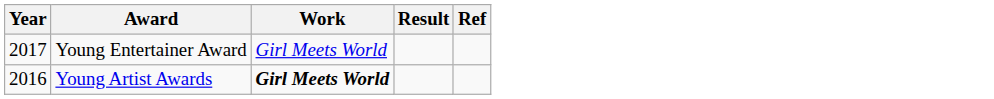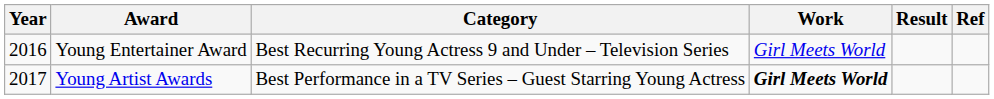+ column: (500, 19)
(28, 49) 2017 -> (28, 49) 2016
(28, 79) 2016 -> (28, 79) 2017
